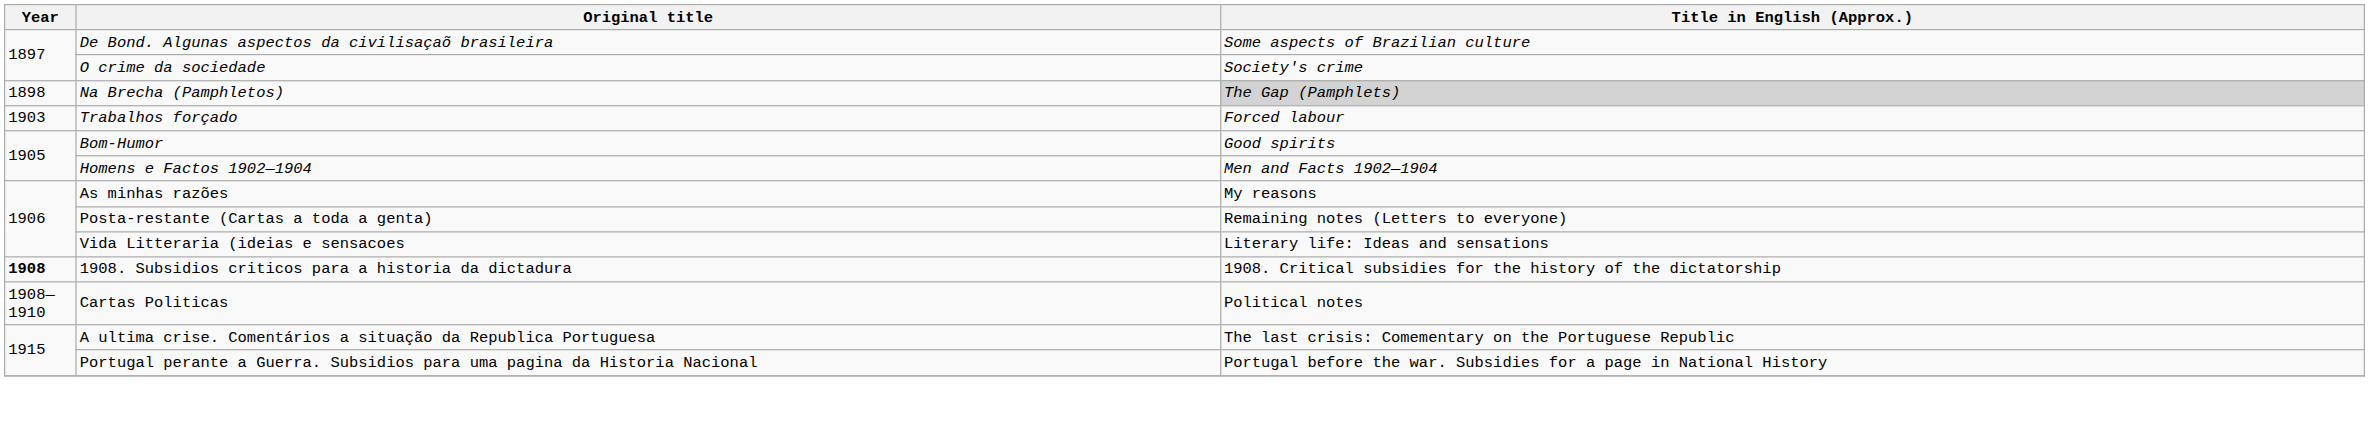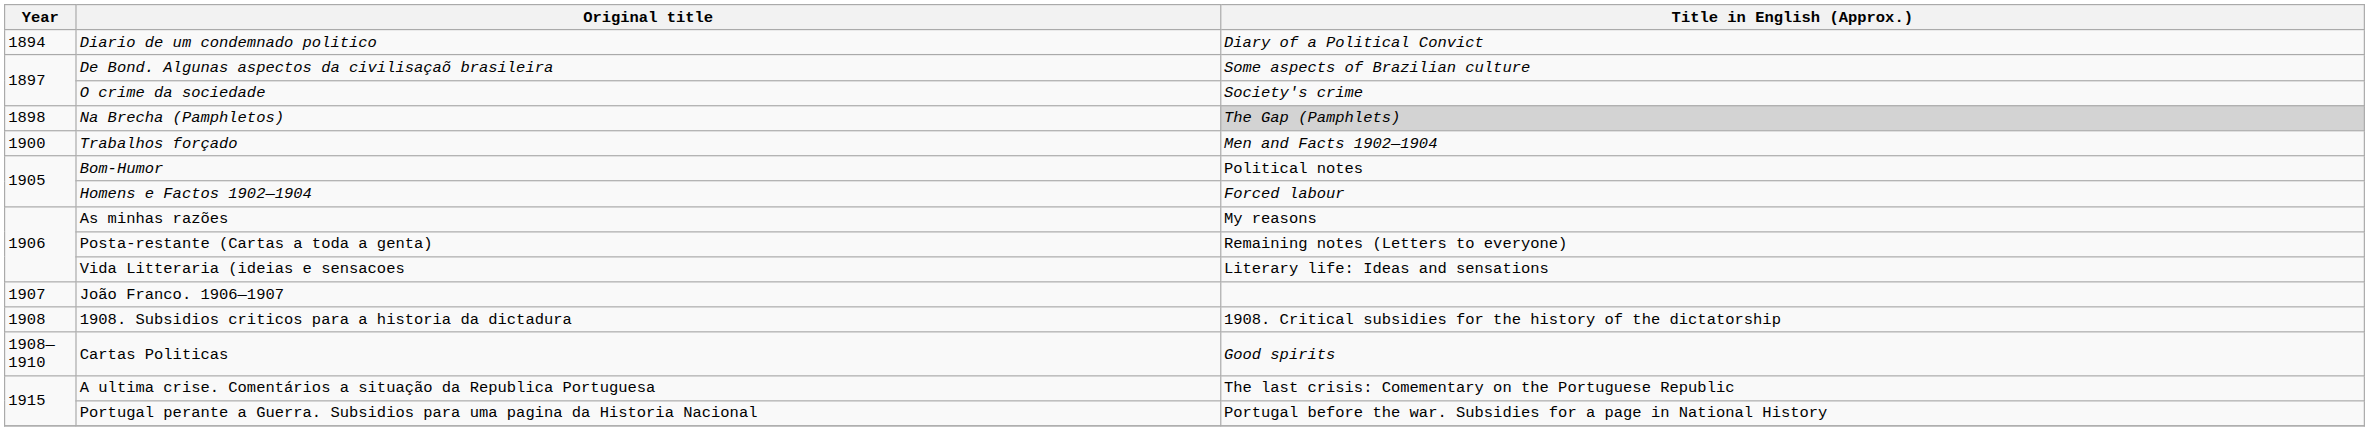+ row: (228, 42)
(27, 118) 1903 -> (27, 143) 1900
(1284, 118) Forced labour -> (1331, 143) Men and Facts 1902—1904
(1280, 143) Good spirits -> (1294, 168) Political notes
(1331, 168) Men and Facts 1902—1904 -> (1284, 194) Forced labour
+ row: (182, 295)
(27, 269) bold -> (27, 320) normal
(1294, 303) Political notes -> (1280, 354) Good spirits
